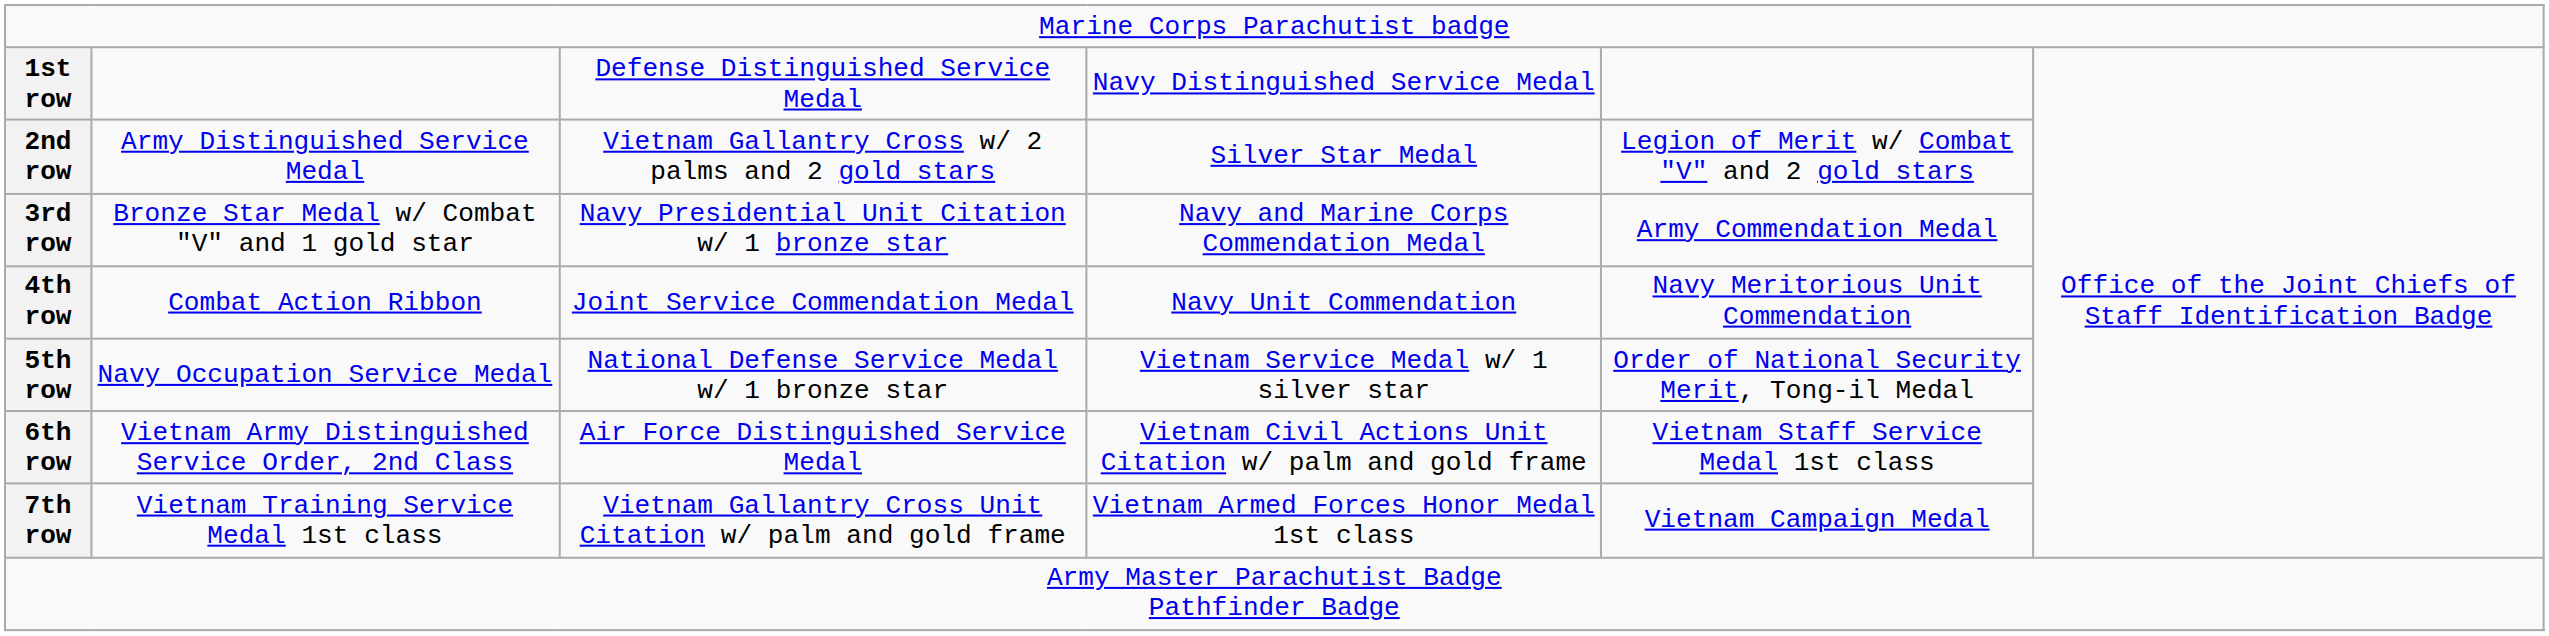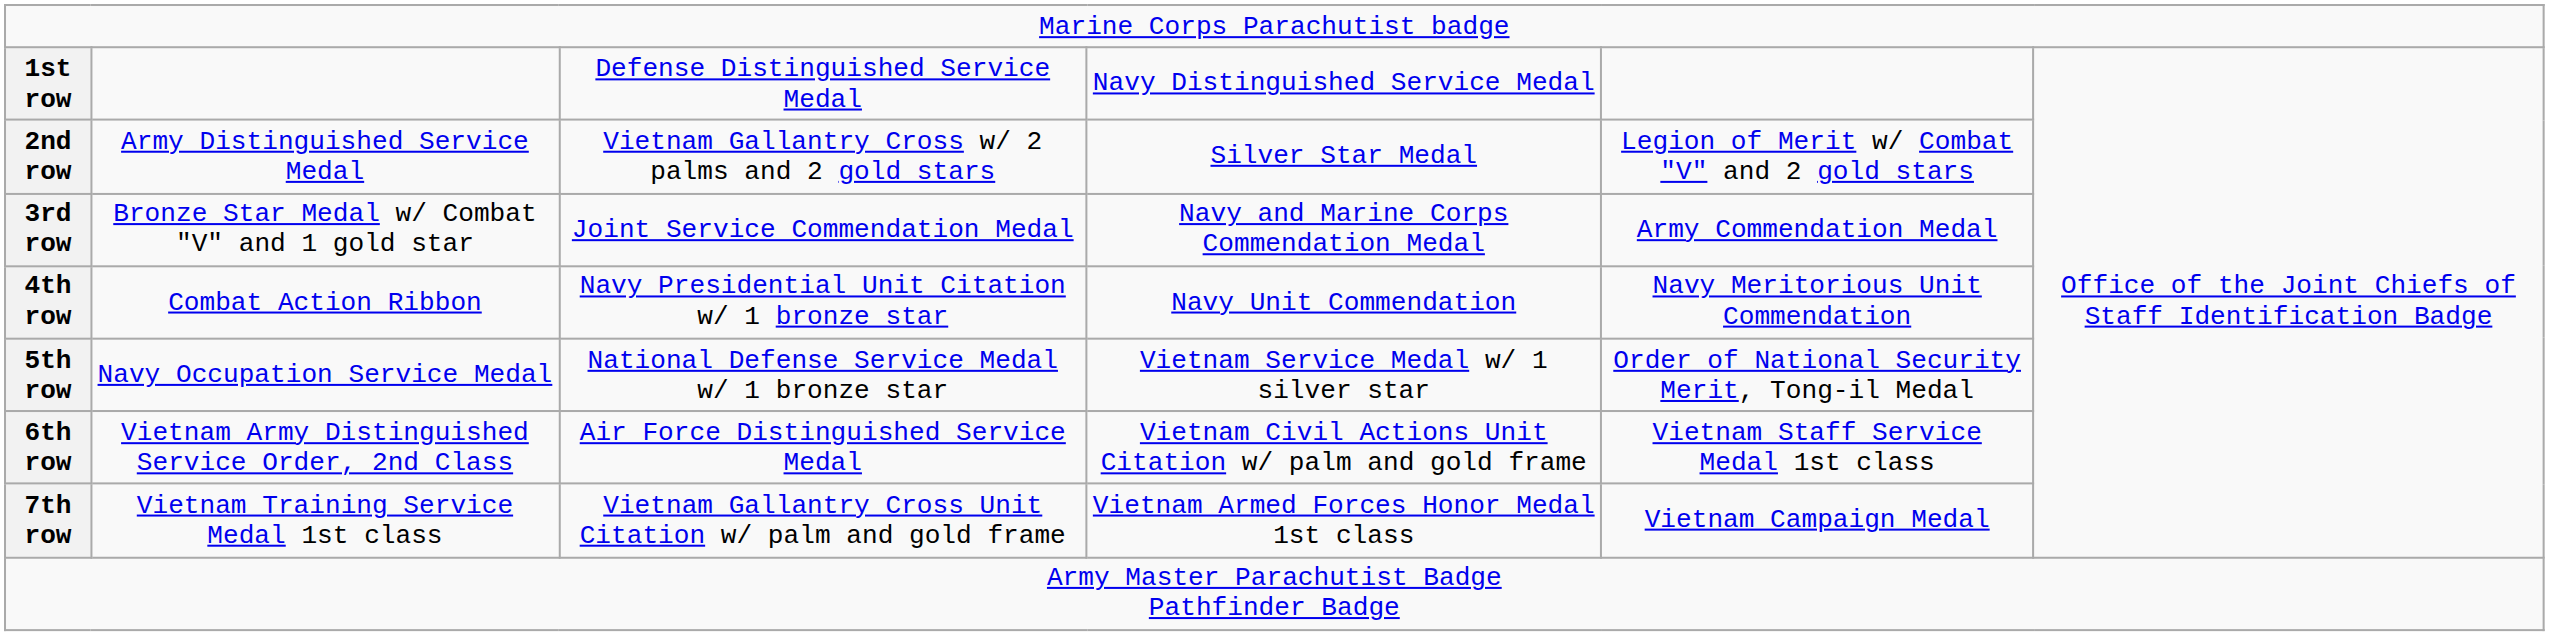(823, 229) Navy Presidential Unit Citation w/ 1 bronze star -> (823, 229) Joint Service Commendation Medal
(823, 302) Joint Service Commendation Medal -> (823, 302) Navy Presidential Unit Citation w/ 1 bronze star
